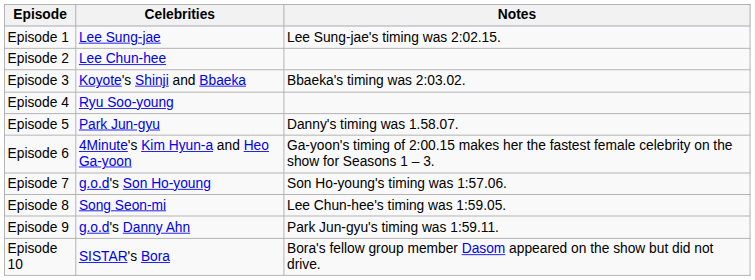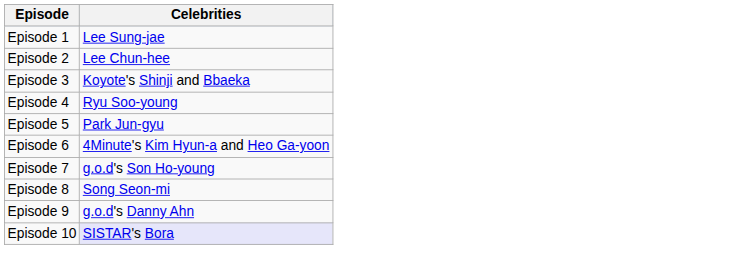- column: (517, 15)
(124, 256) no background -> (128, 233) lavender background
